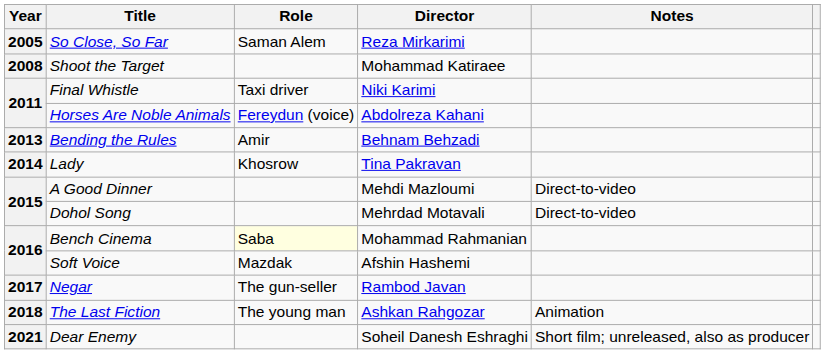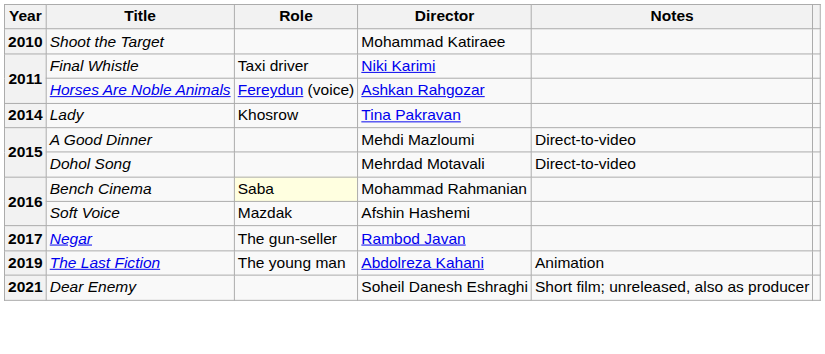- row: (109, 41)
(25, 66) 2008 -> (25, 41) 2010
(423, 115) Abdolreza Kahani -> (423, 90) Ashkan Rahgozar
- row: (113, 139)
(25, 312) 2018 -> (25, 262) 2019
(423, 312) Ashkan Rahgozar -> (423, 262) Abdolreza Kahani
